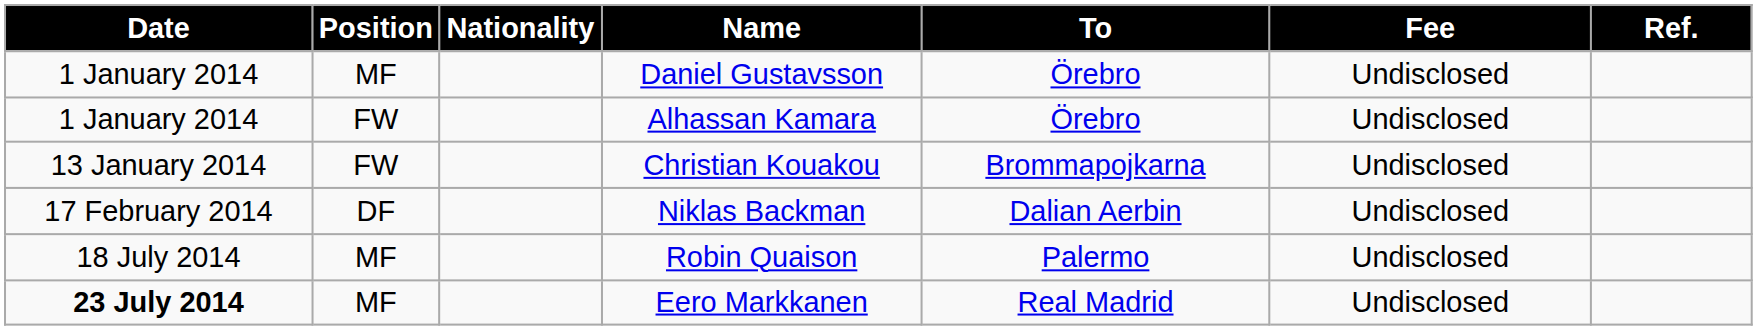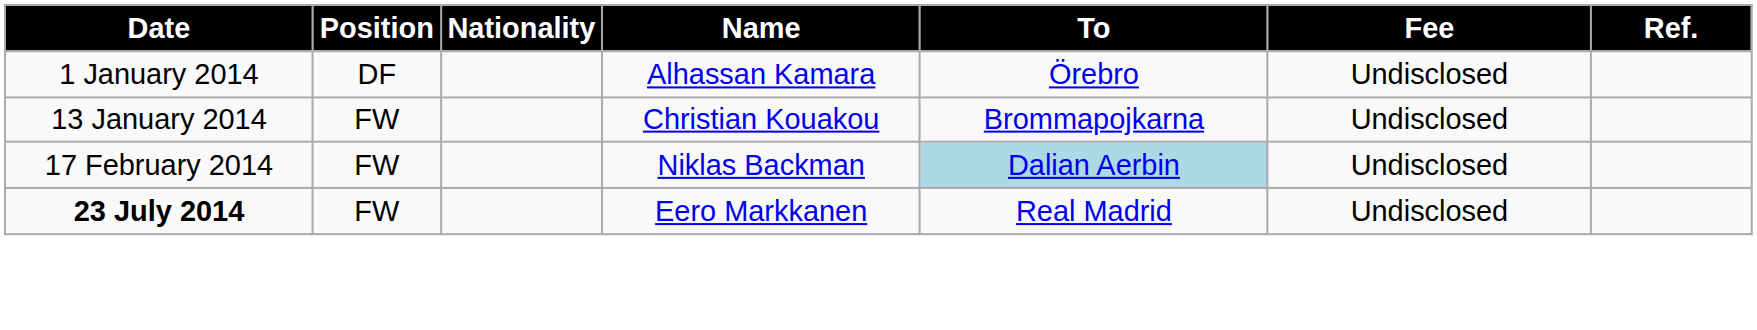- row: (762, 74)
(376, 120) FW -> (377, 74) DF
(376, 211) DF -> (377, 165) FW
(1096, 211) no background -> (1094, 165) lightblue background
- row: (762, 257)
(376, 303) MF -> (377, 211) FW
